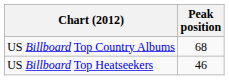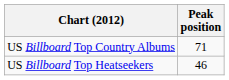(201, 46) 68 -> (201, 46) 71
